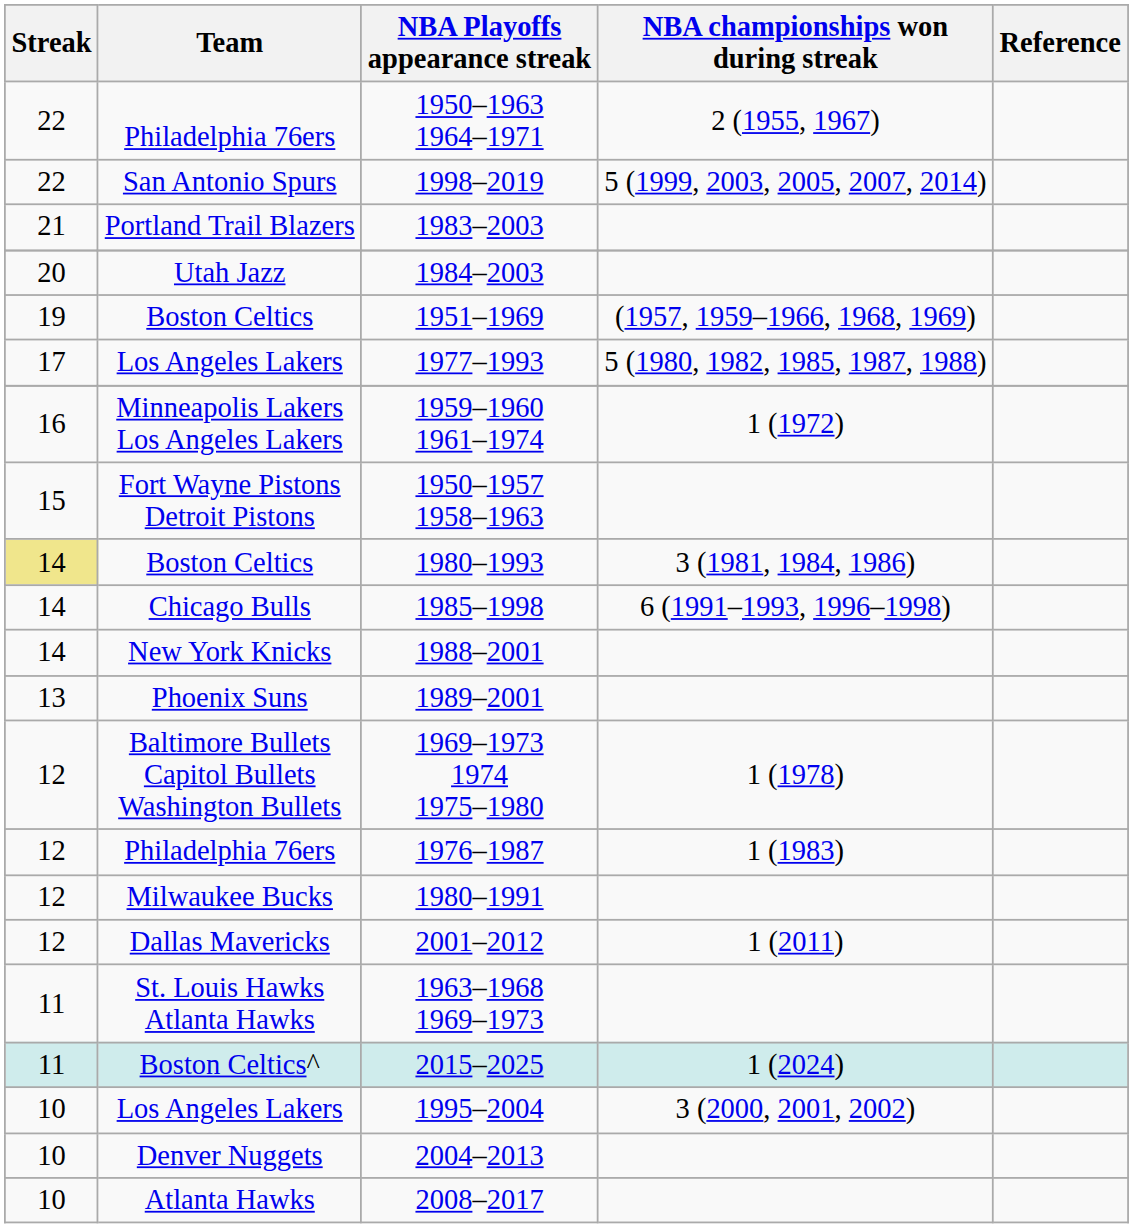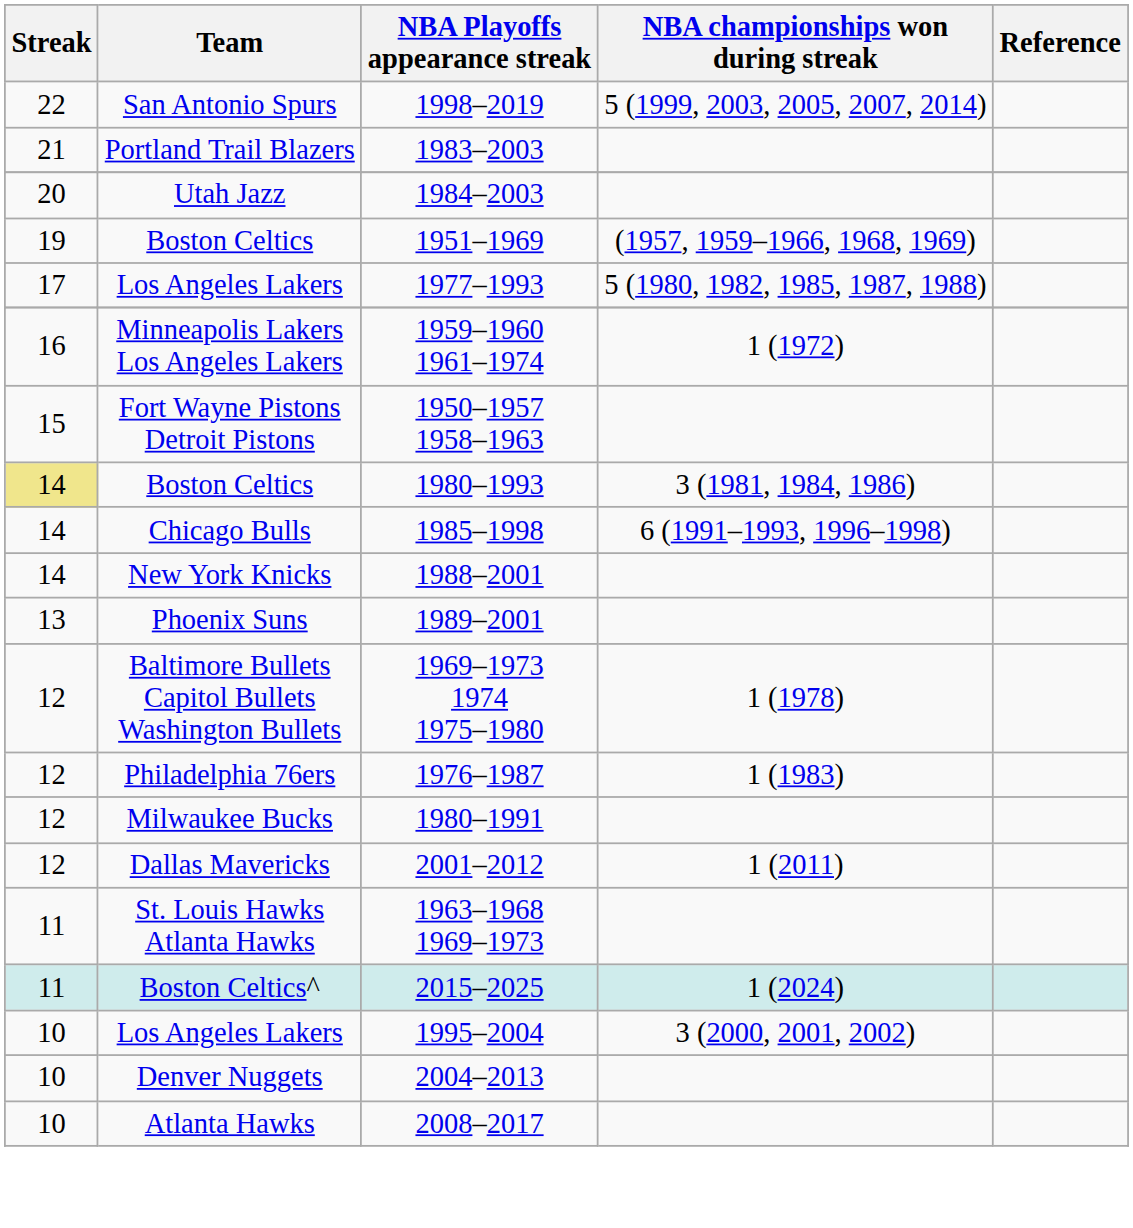- row: (480, 120)
